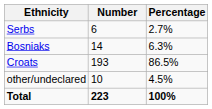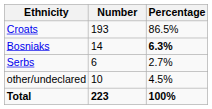rows swapped: (22, 63) <-> (21, 29)
(161, 46) normal -> (161, 46) bold
